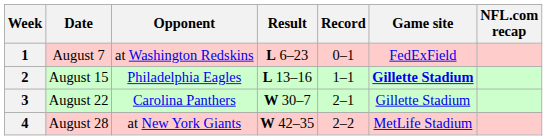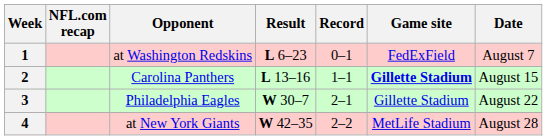columns swapped: (79, 24) <-> (509, 24)
(184, 77) Philadelphia Eagles -> (183, 77) Carolina Panthers
(184, 100) Carolina Panthers -> (183, 100) Philadelphia Eagles
